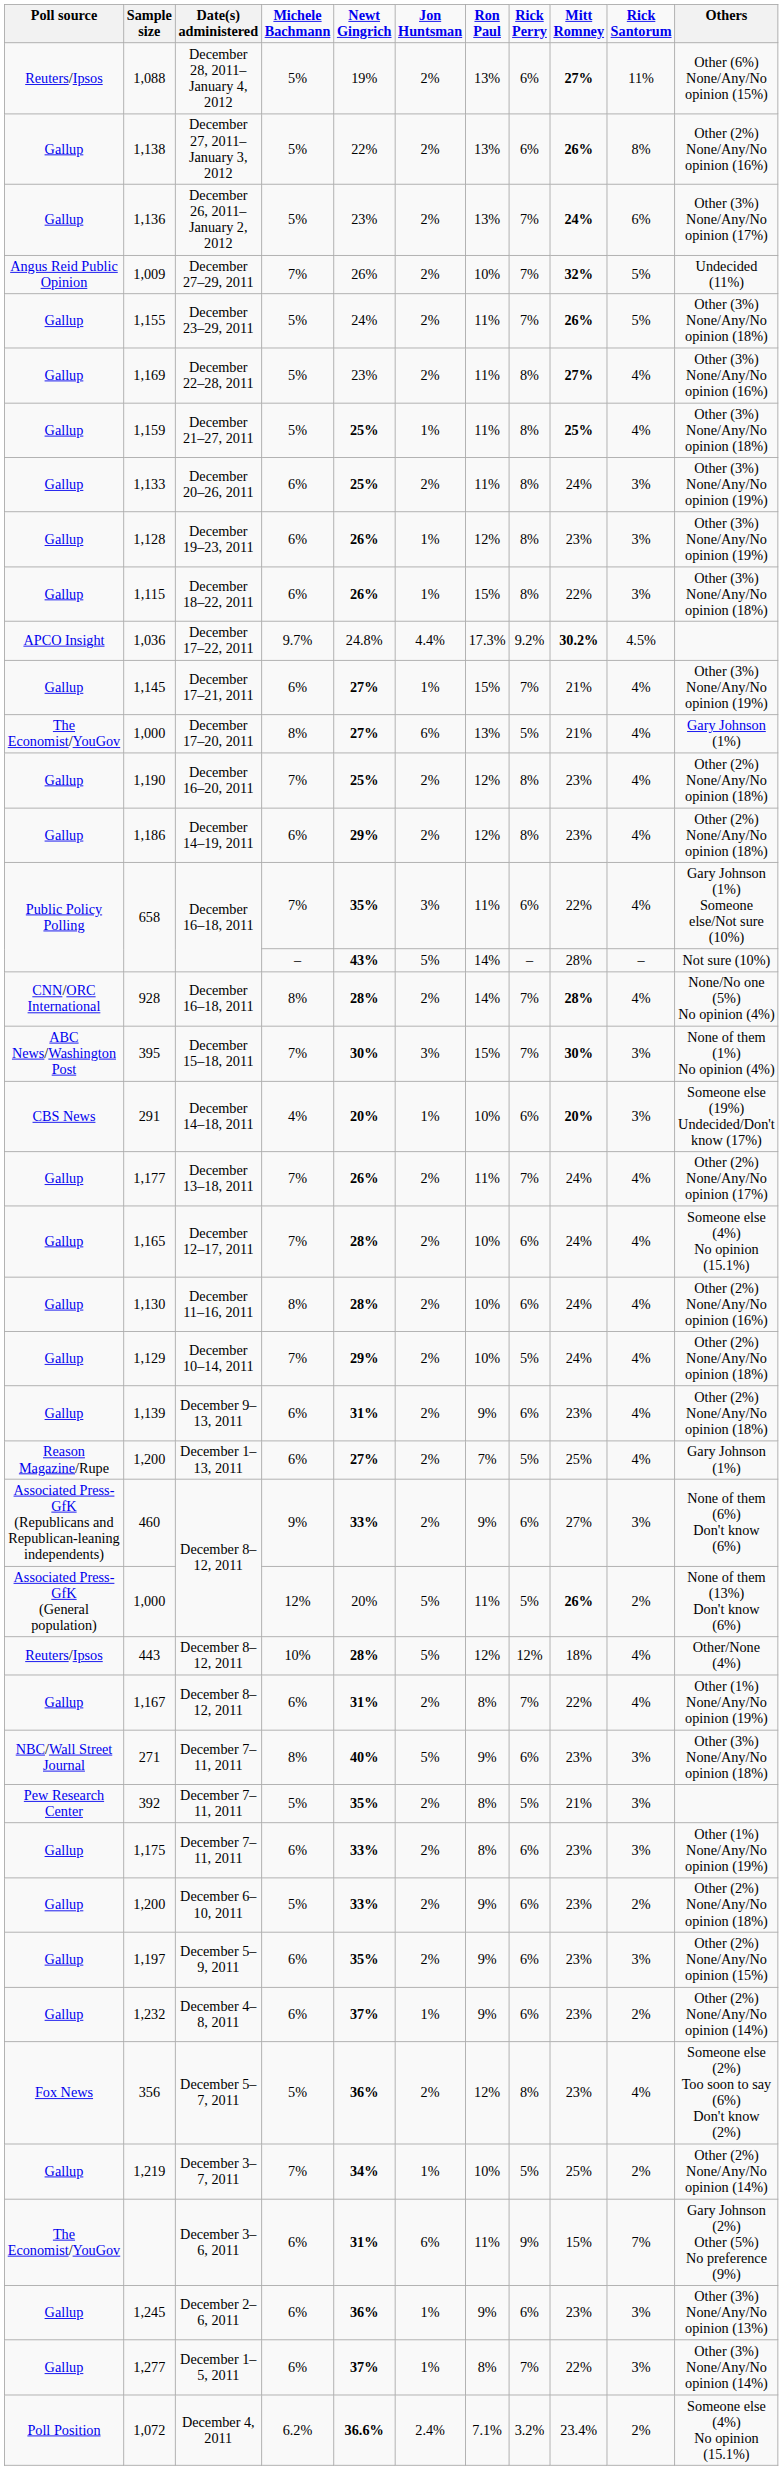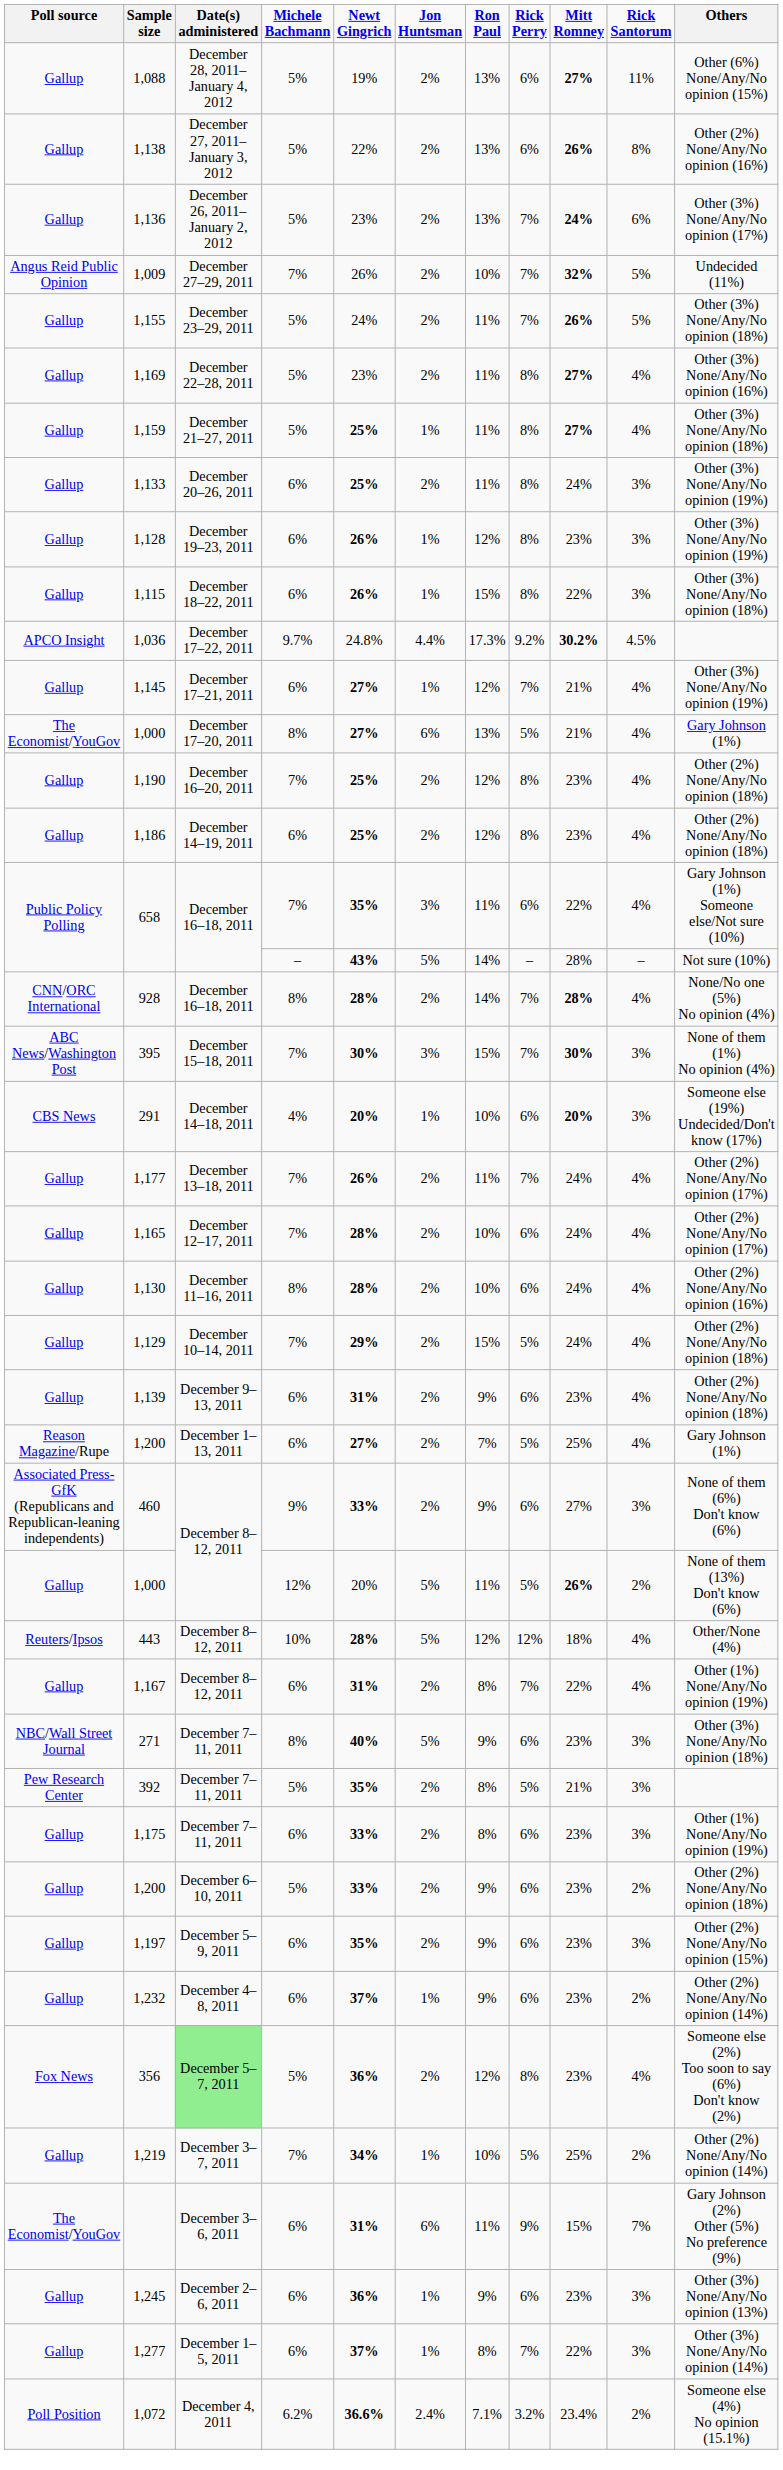(64, 78) Reuters/Ipsos -> (64, 78) Gallup
(579, 430) 25% -> (579, 430) 27%
(487, 687) 15% -> (487, 687) 12%
(364, 835) 29% -> (364, 835) 25%
(726, 1241) Someone else (4%) No opinion (15.1%) -> (726, 1233) Other (2%) None/Any/No opinion (17%)
(487, 1358) 10% -> (487, 1342) 15%
(64, 1601) Associated Press-GfK (General population) -> (64, 1585) Gallup
(218, 2092) no background -> (218, 2076) lightgreen background
